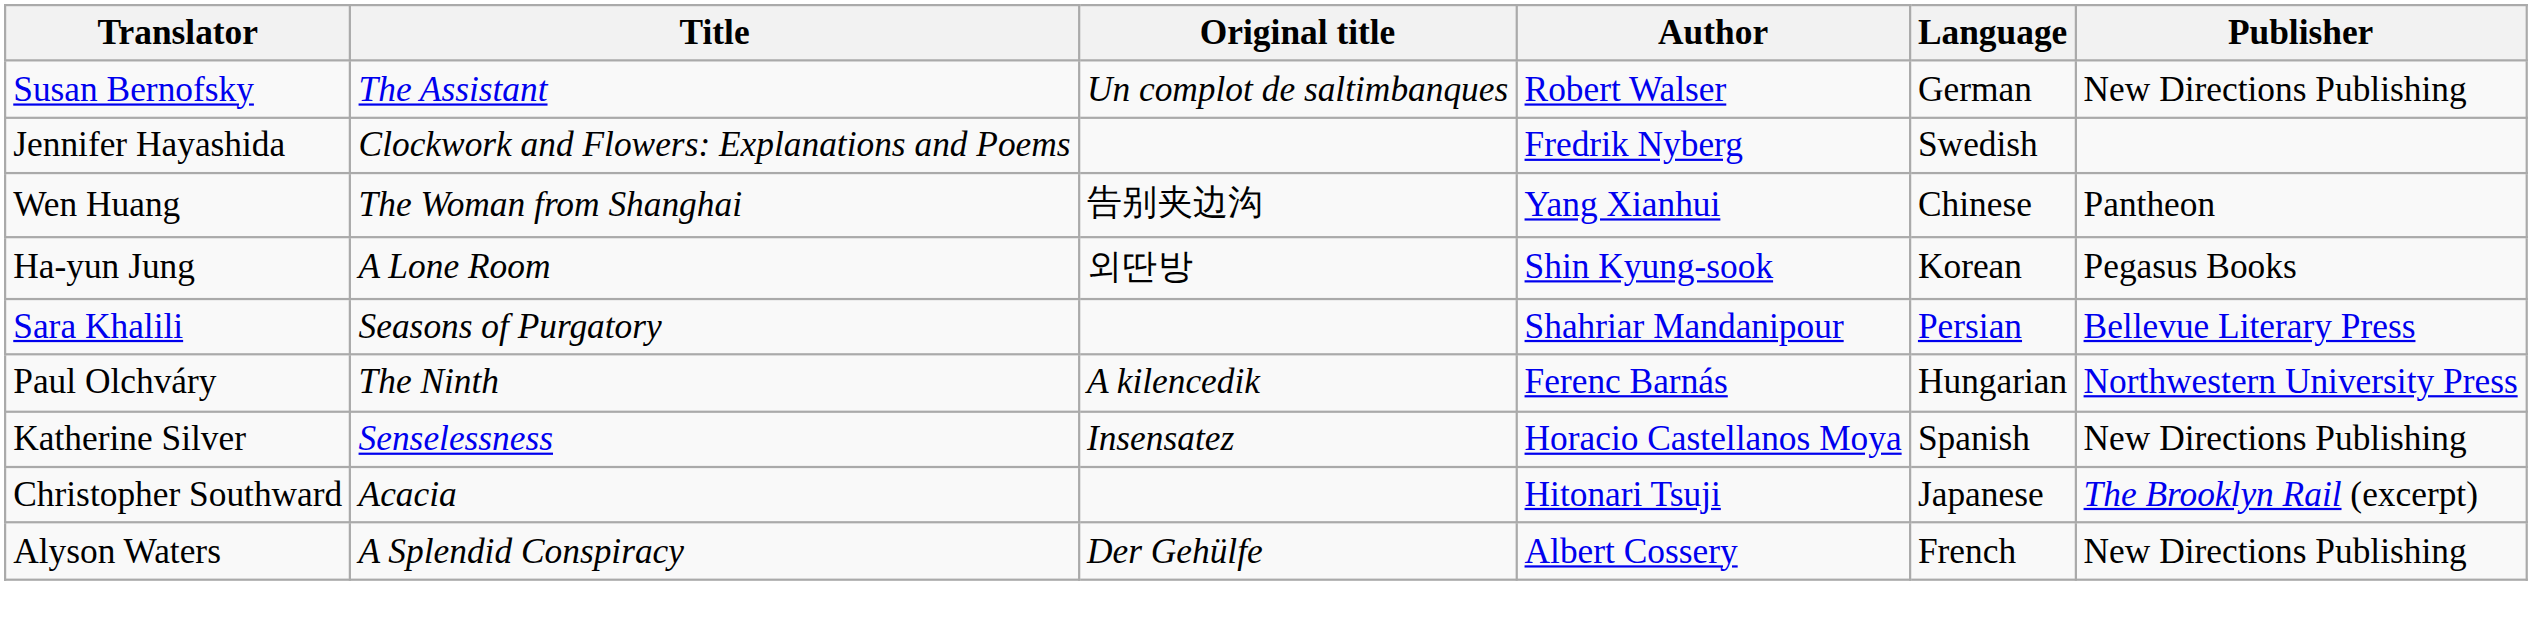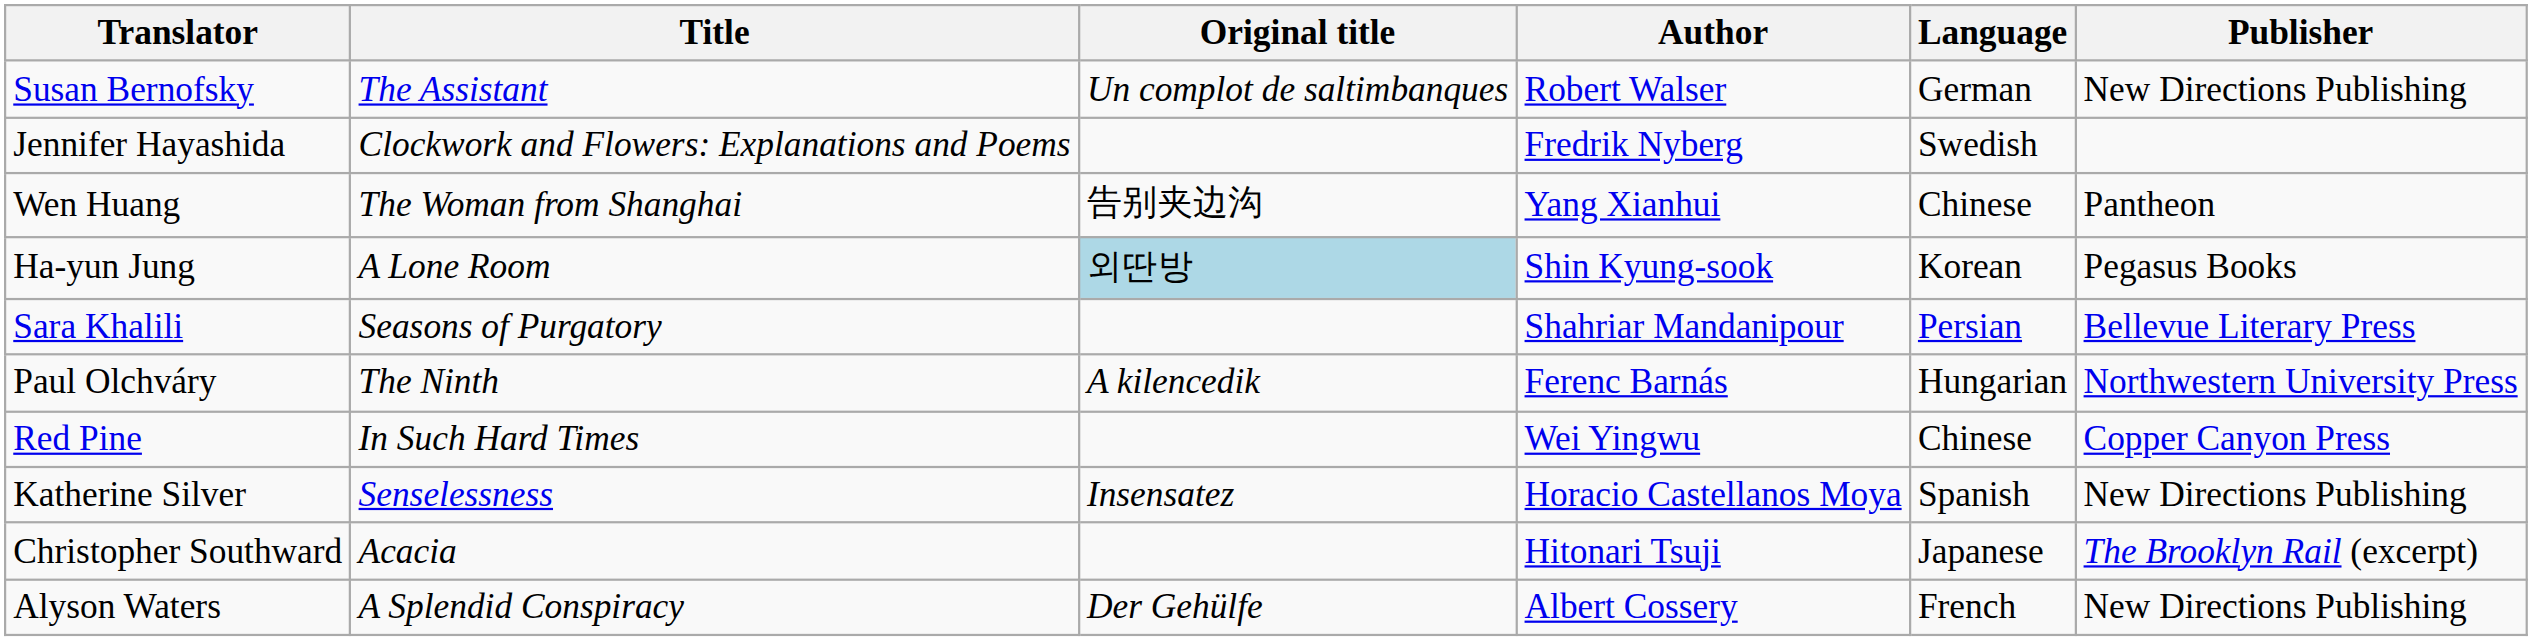(1140, 265) no background -> (1140, 265) lightblue background
+ row: (78, 438)
